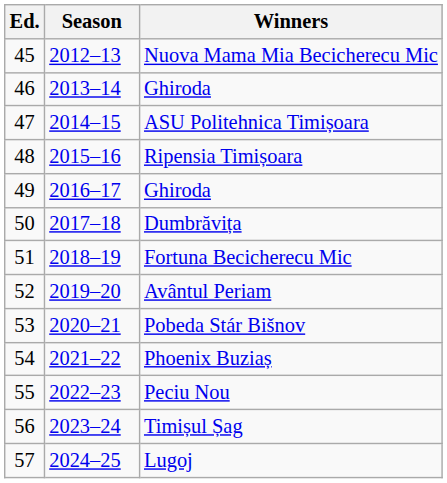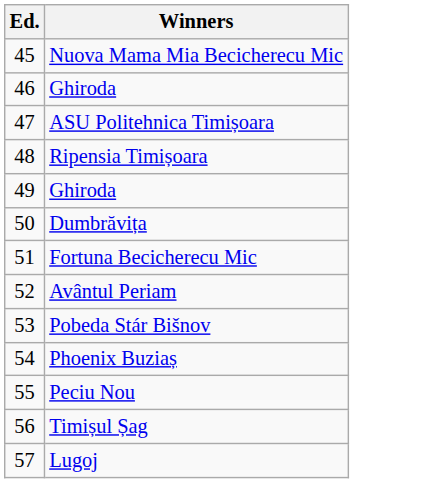- column: (92, 21)
